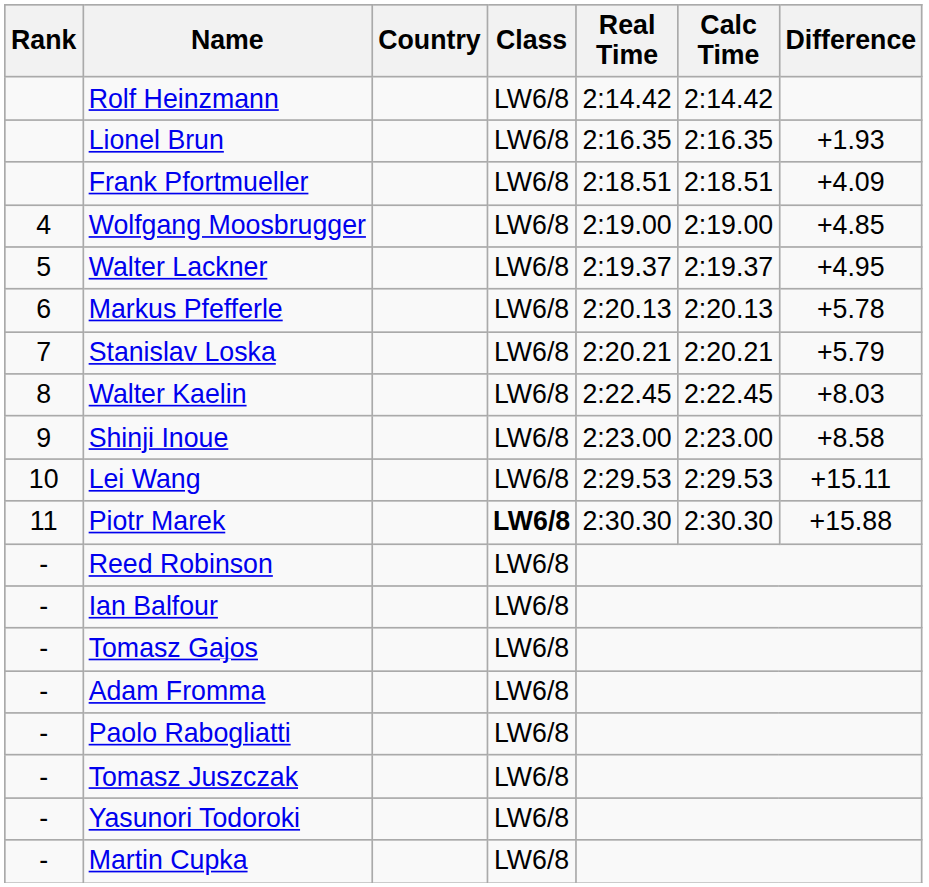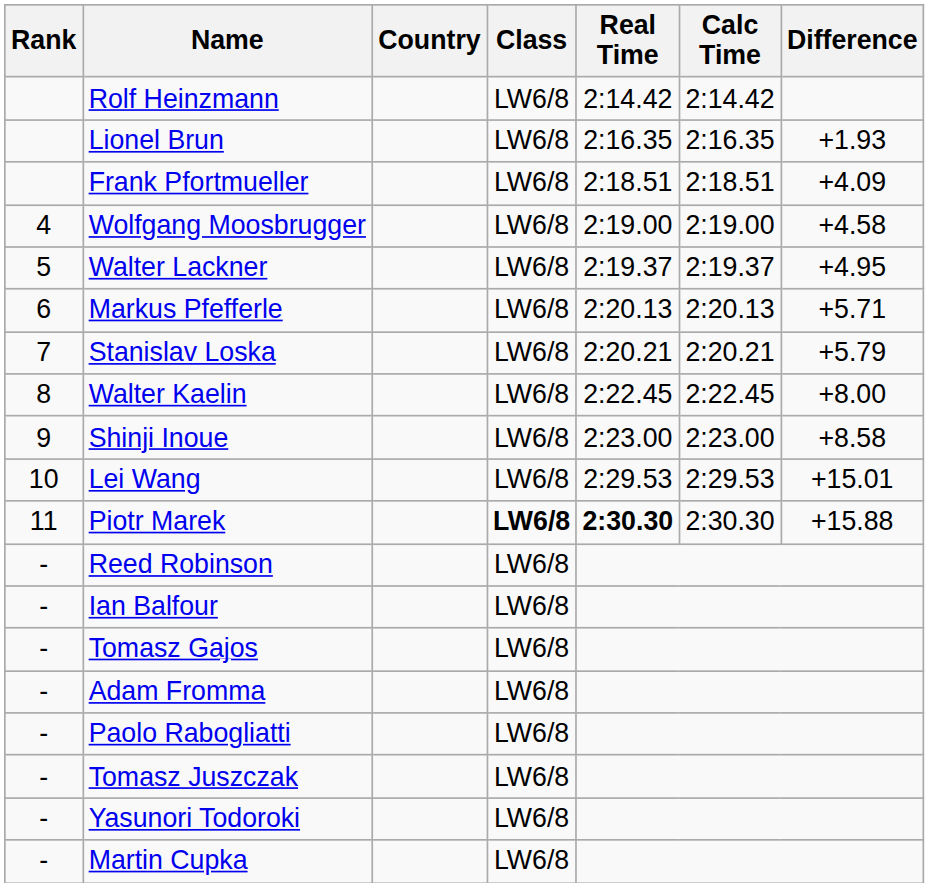(851, 225) +4.85 -> (852, 225) +4.58
(851, 310) +5.78 -> (852, 310) +5.71
(851, 394) +8.03 -> (852, 394) +8.00
(851, 479) +15.11 -> (852, 479) +15.01
(627, 521) normal -> (628, 521) bold
